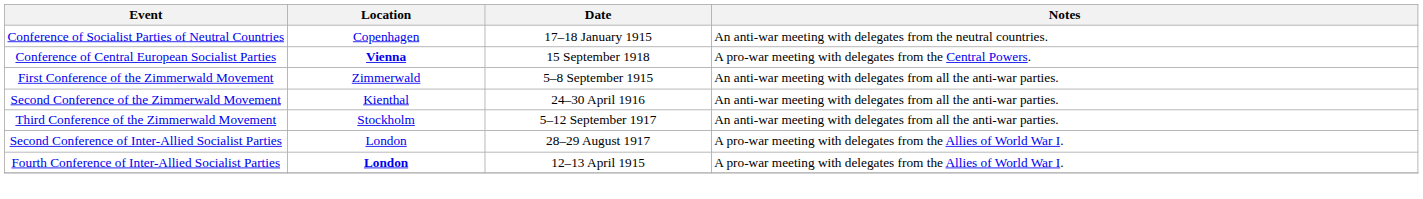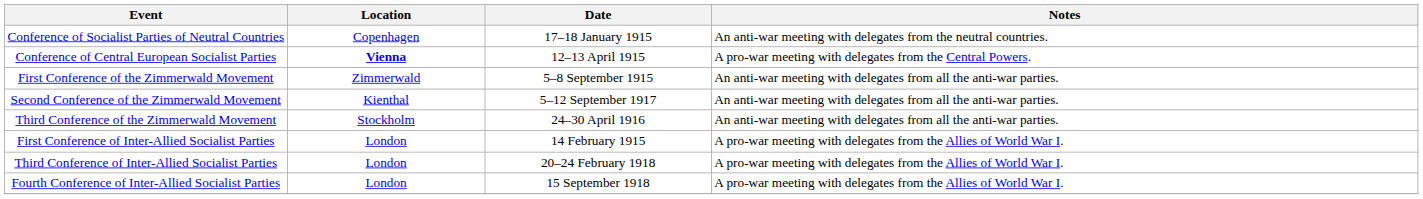(598, 57) 15 September 1918 -> (598, 57) 12–13 April 1915
(598, 99) 24–30 April 1916 -> (598, 99) 5–12 September 1917
(598, 120) 5–12 September 1917 -> (598, 120) 24–30 April 1916
+ row: (146, 141)
- row: (146, 141)
+ row: (146, 162)
(386, 162) bold -> (386, 183) normal
(598, 162) 12–13 April 1915 -> (598, 183) 15 September 1918
